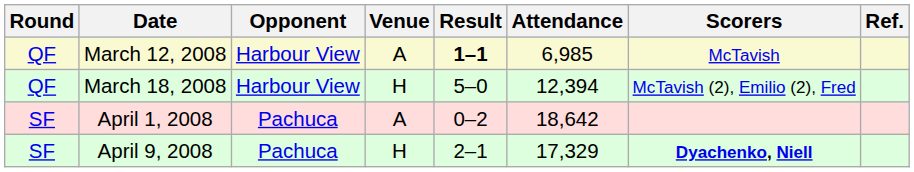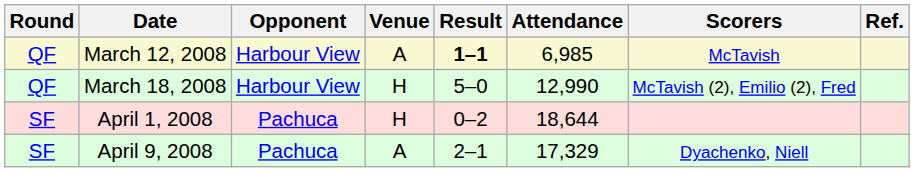(567, 86) 12,394 -> (567, 86) 12,990
(399, 119) A -> (399, 119) H
(567, 119) 18,642 -> (567, 119) 18,644
(399, 151) H -> (399, 151) A
(744, 151) bold -> (744, 153) normal
